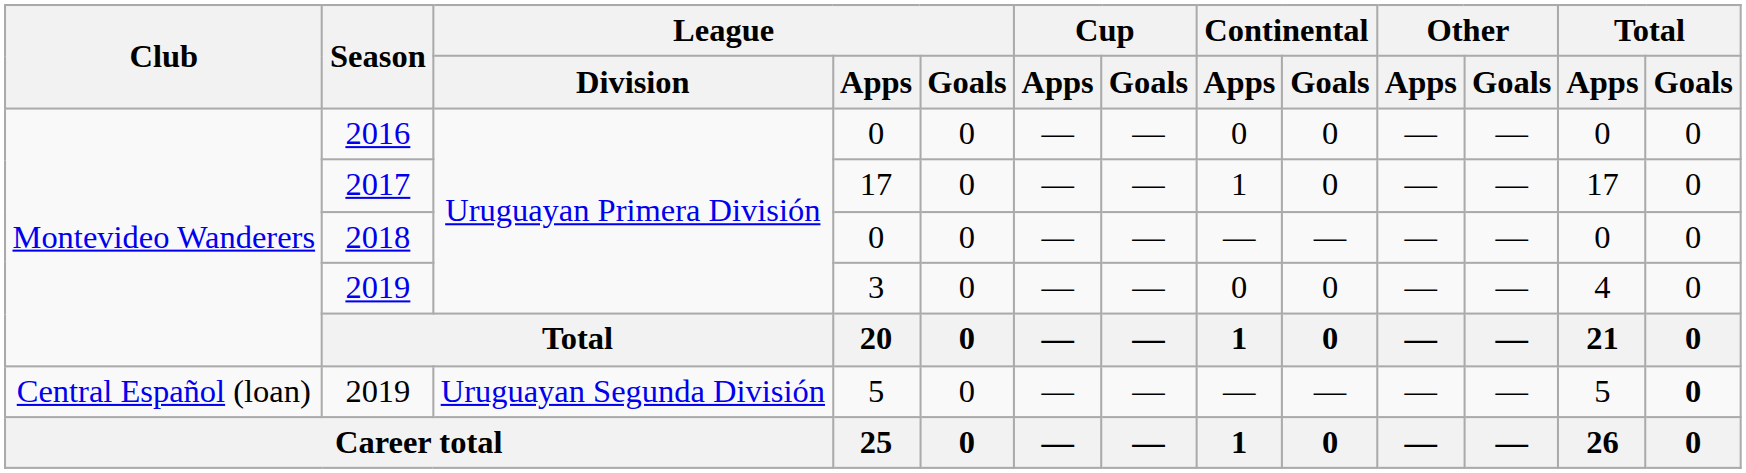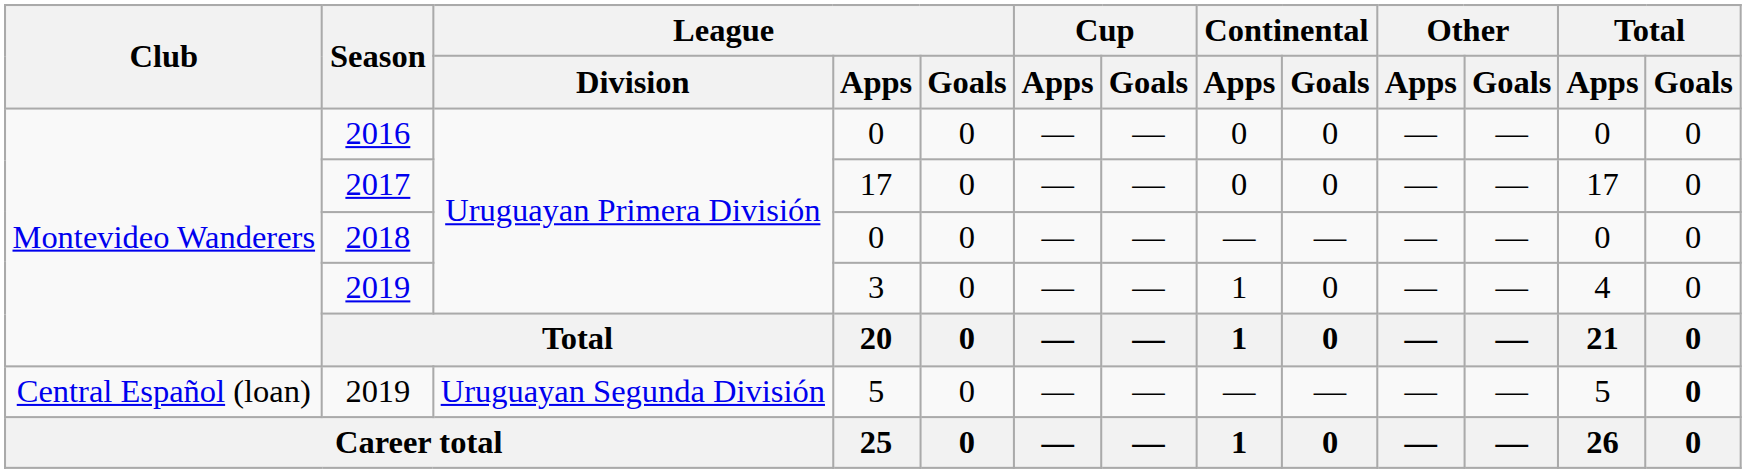(1239, 184) 1 -> (1239, 184) 0
(1239, 287) 0 -> (1239, 287) 1
